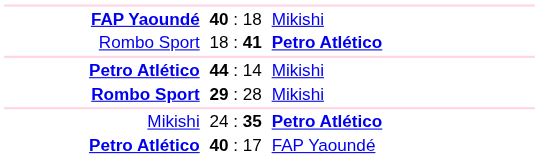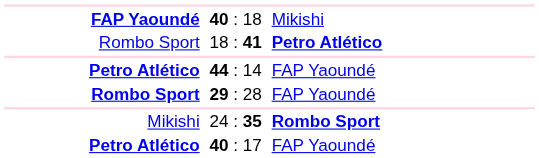(298, 70) Mikishi -> (324, 70) FAP Yaoundé
(298, 94) Mikishi -> (324, 94) FAP Yaoundé
(327, 122) Petro Atlético -> (326, 122) Rombo Sport
